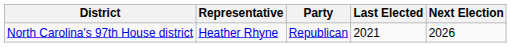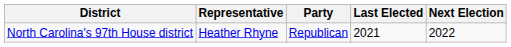(442, 32) 2026 -> (442, 32) 2022
